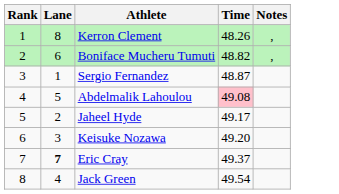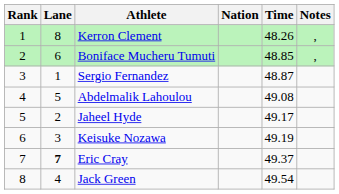+ column: (240, 14)
(236, 55) 48.82 -> (279, 55) 48.85
(236, 96) pink background -> (279, 96) no background
(236, 138) 49.20 -> (279, 138) 49.19
